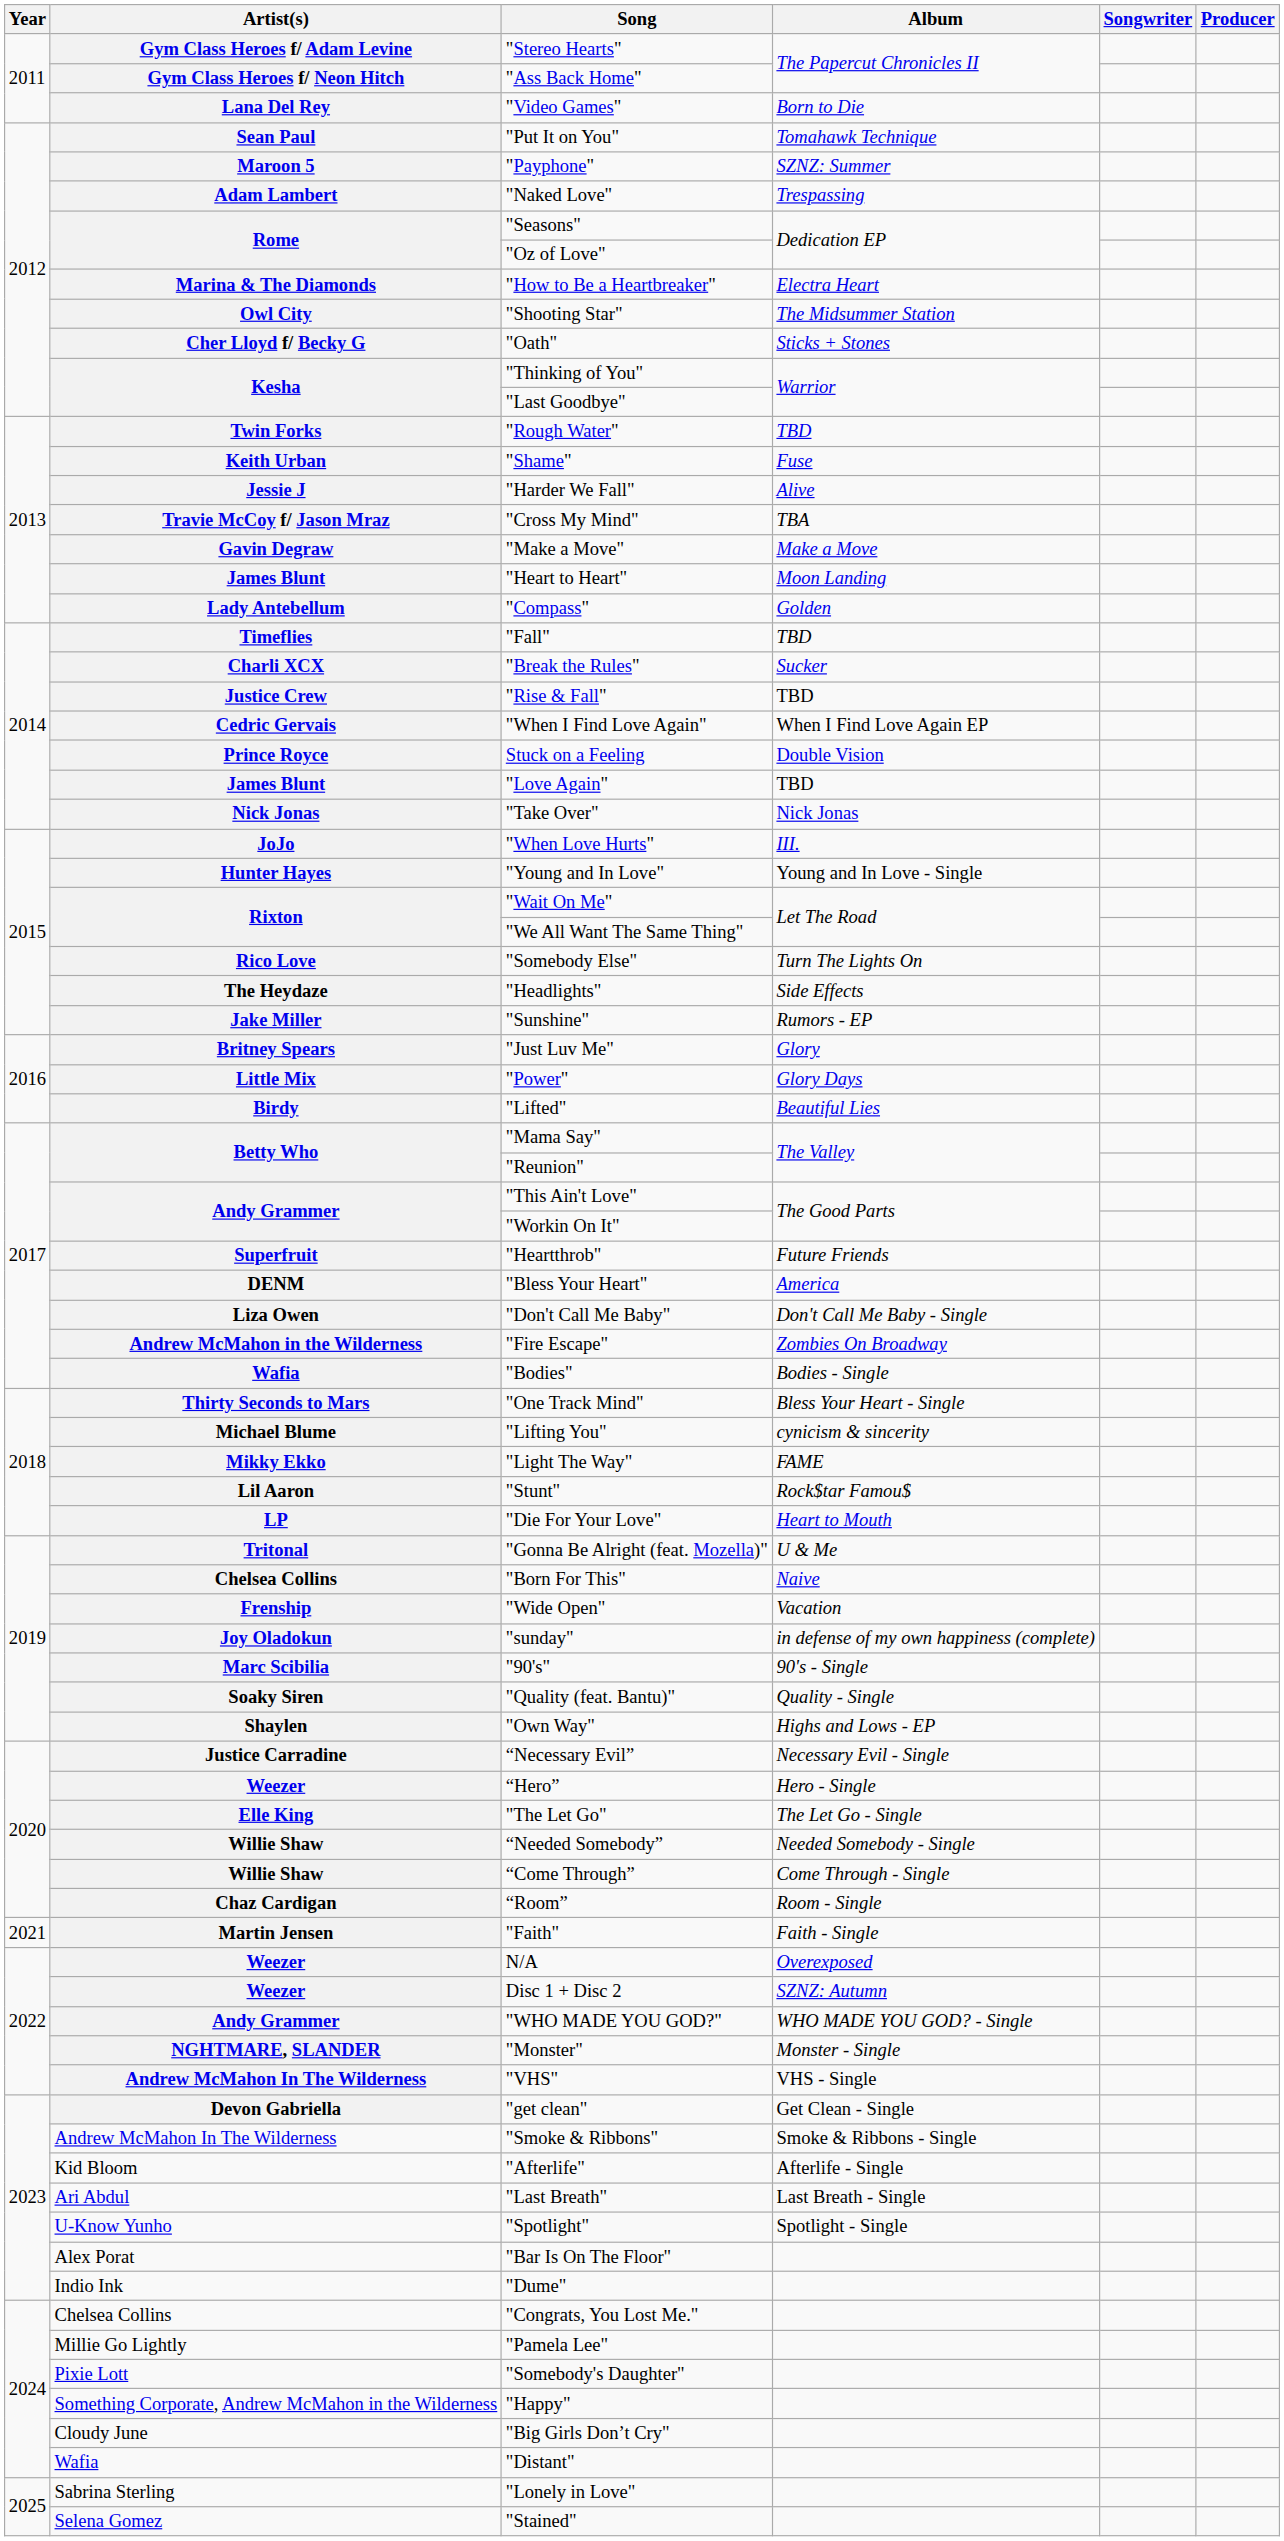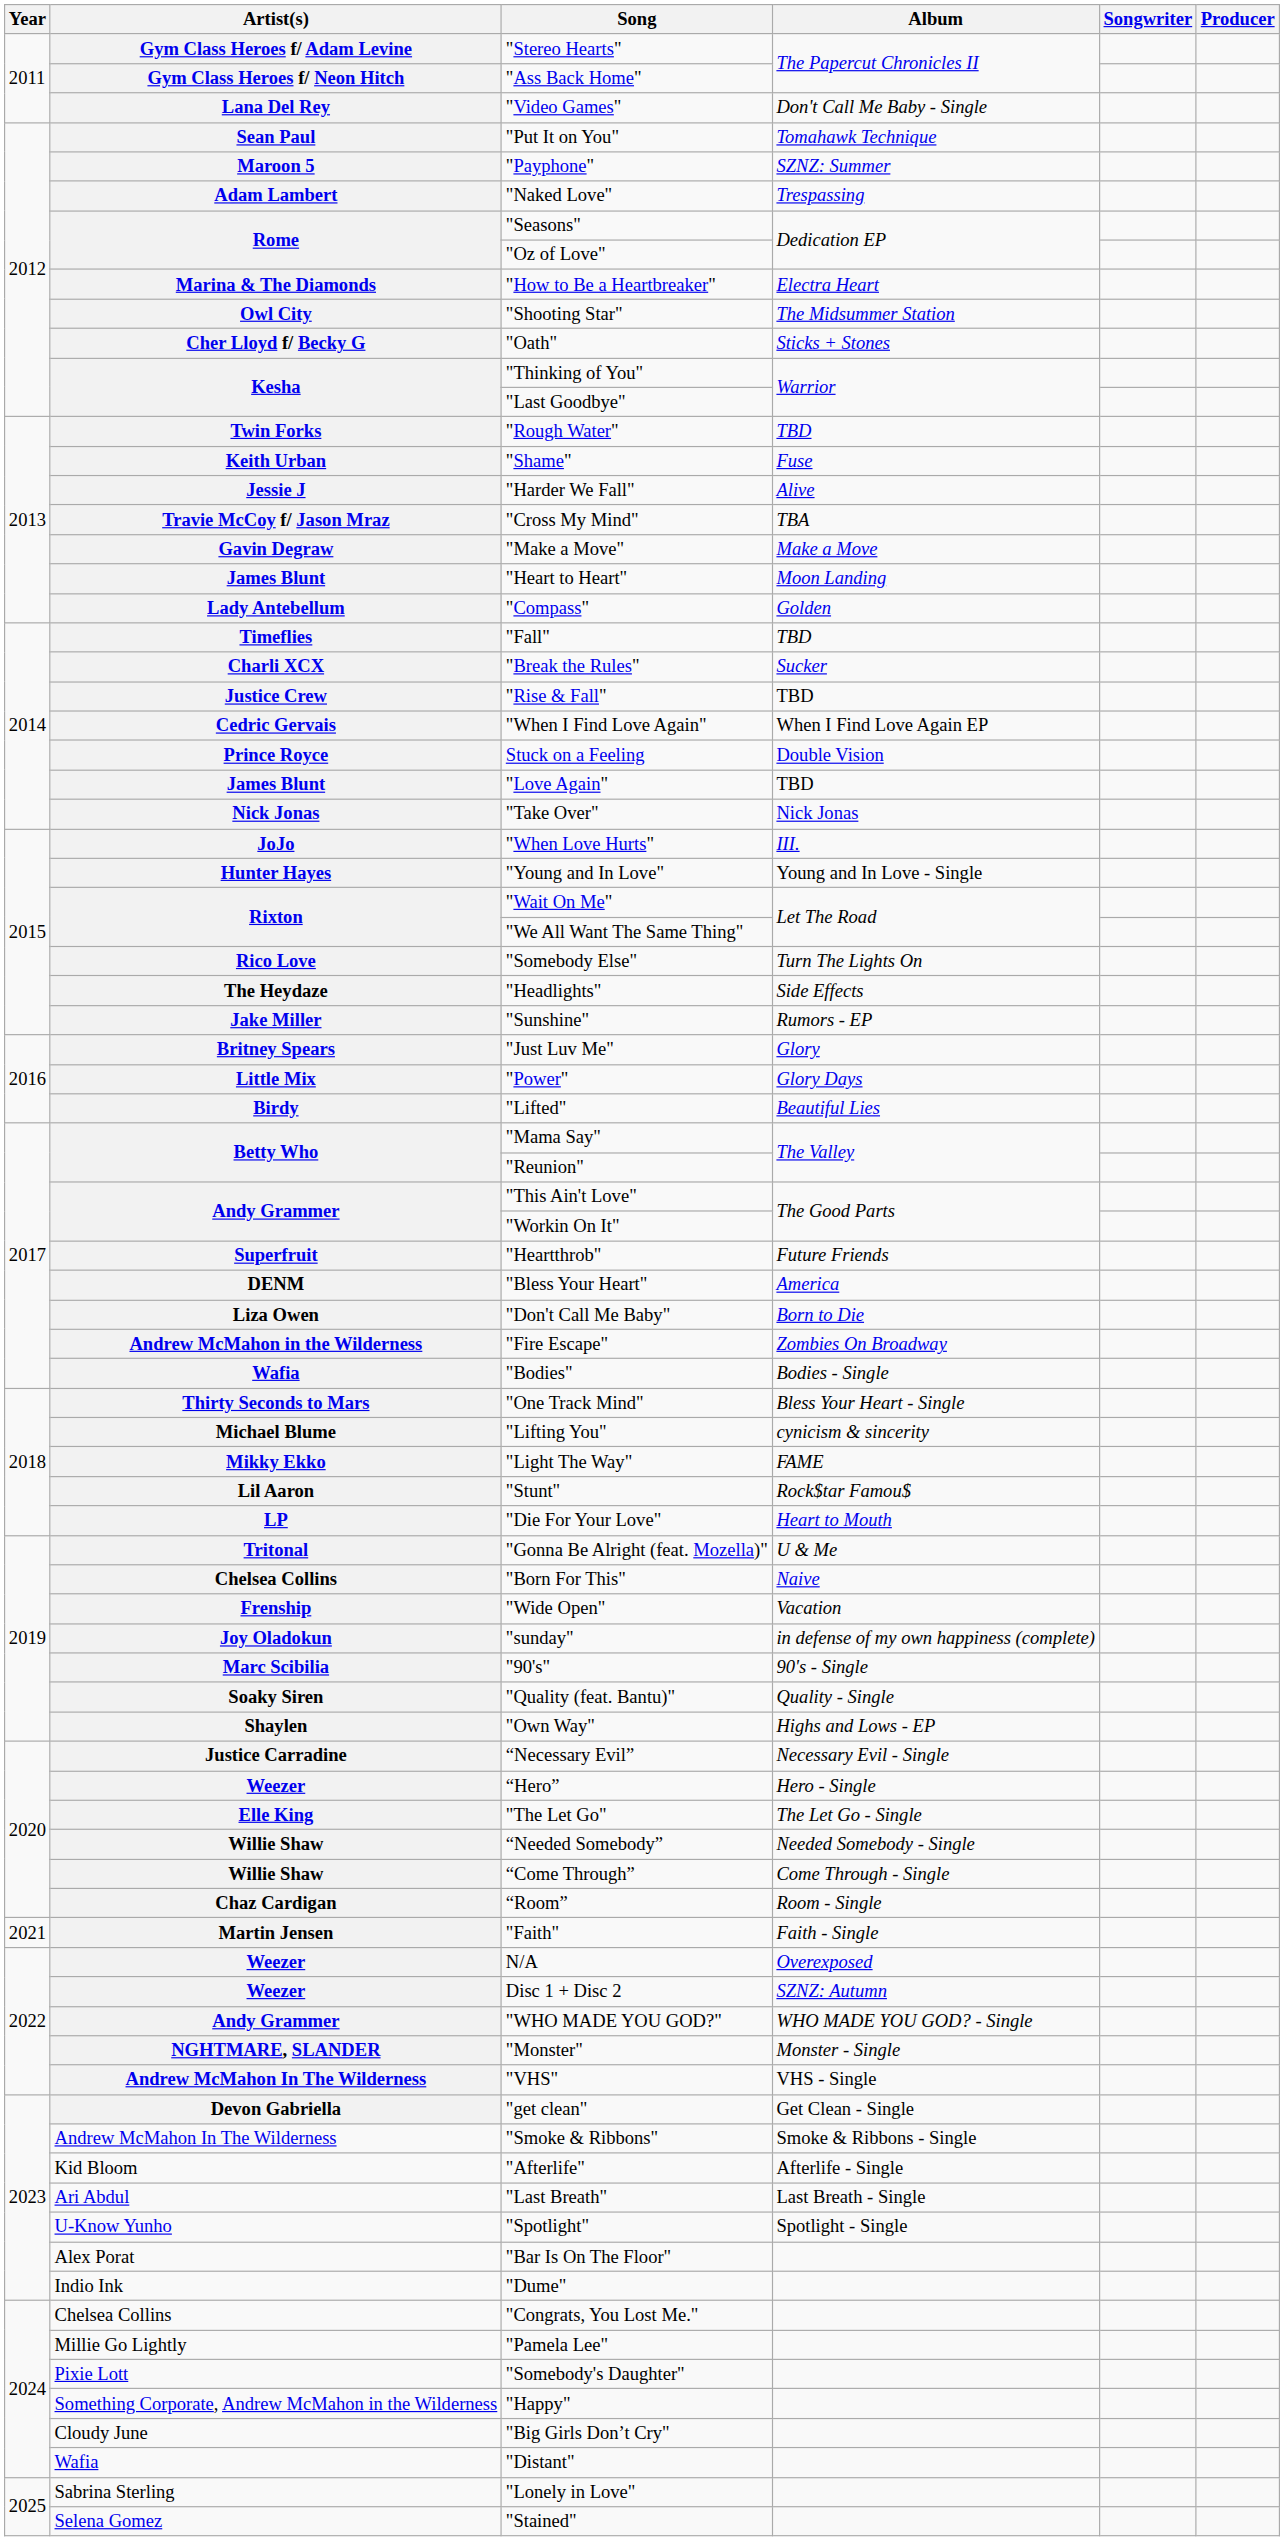(820, 107) Born to Die -> (882, 107) Don't Call Me Baby - Single
(882, 1314) Don't Call Me Baby - Single -> (820, 1314) Born to Die
